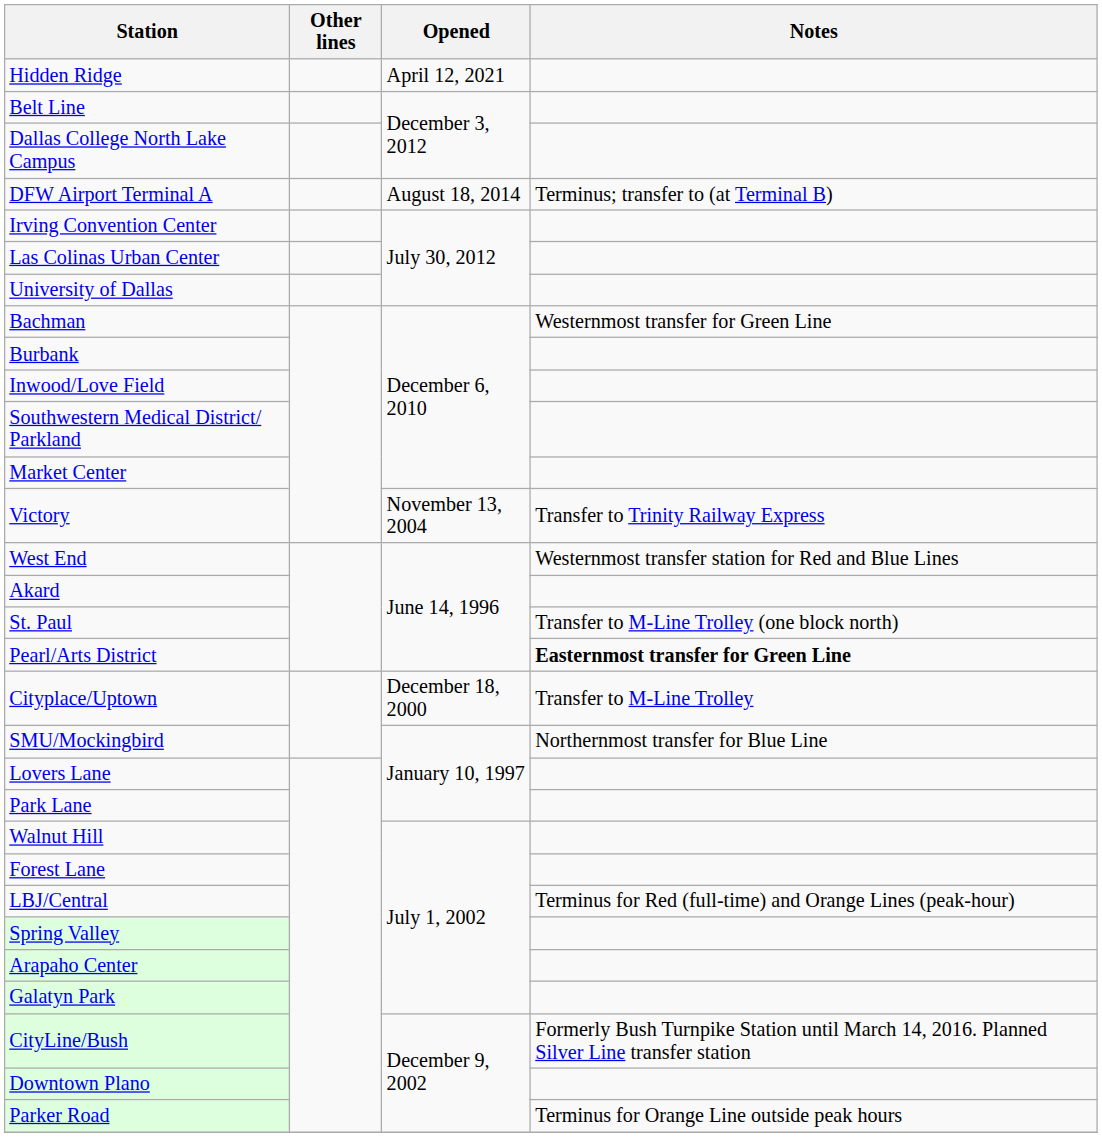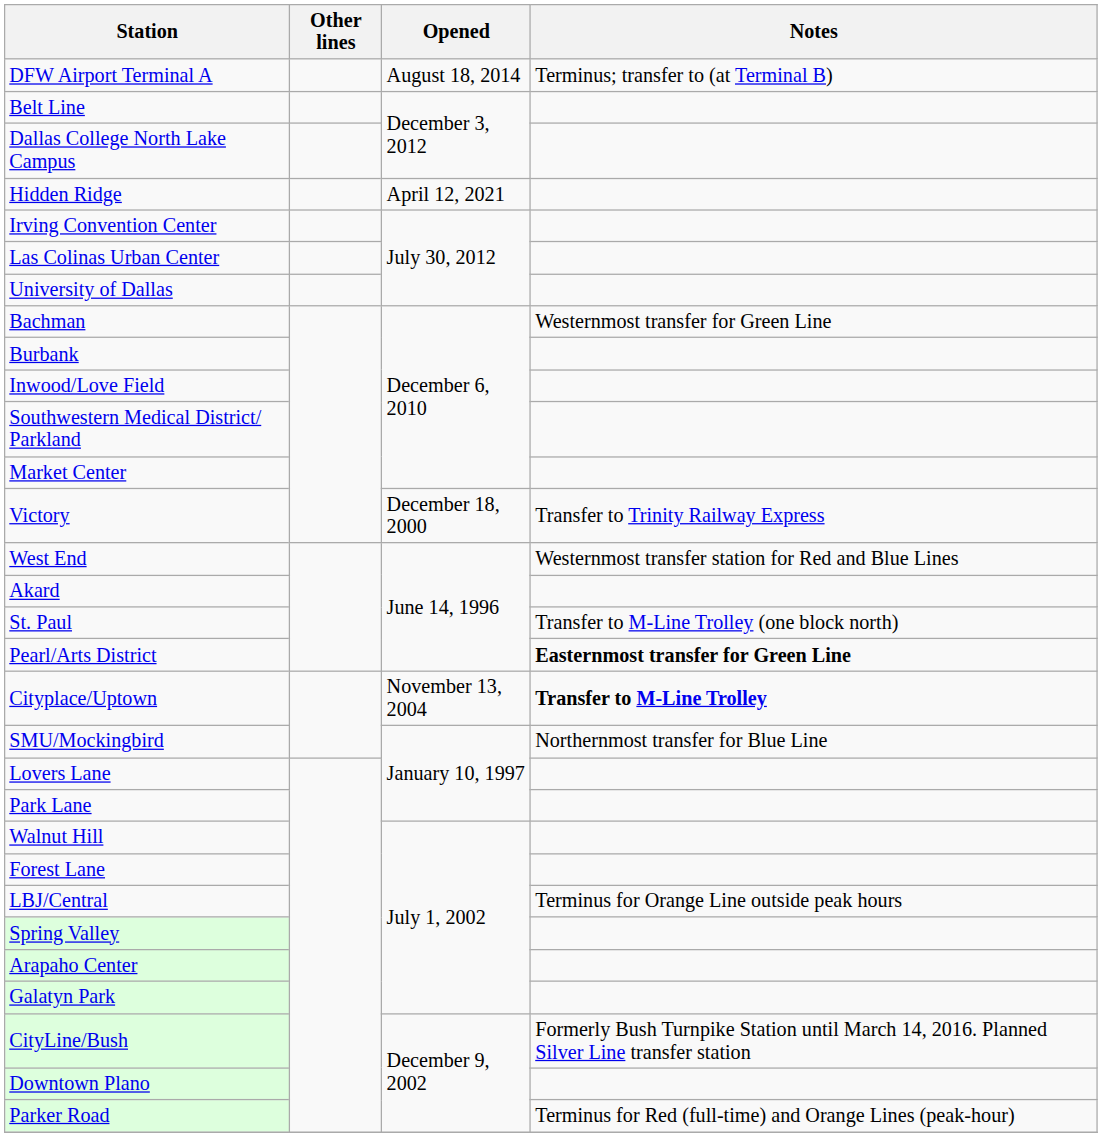rows swapped: (111, 193) <-> (66, 75)
(444, 515) November 13, 2004 -> (443, 515) December 18, 2000
(443, 698) December 18, 2000 -> (444, 698) November 13, 2004
(644, 698) normal -> (651, 698) bold
(775, 901) Terminus for Red (full-time) and Orange Lines (peak-hour) -> (719, 901) Terminus for Orange Line outside peak hours
(719, 1115) Terminus for Orange Line outside peak hours -> (775, 1115) Terminus for Red (full-time) and Orange Lines (peak-hour)
